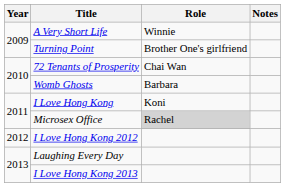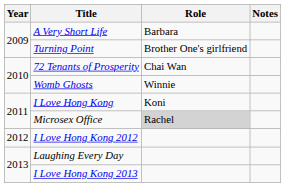(160, 31) Winnie -> (161, 31) Barbara
(161, 84) Barbara -> (160, 84) Winnie
